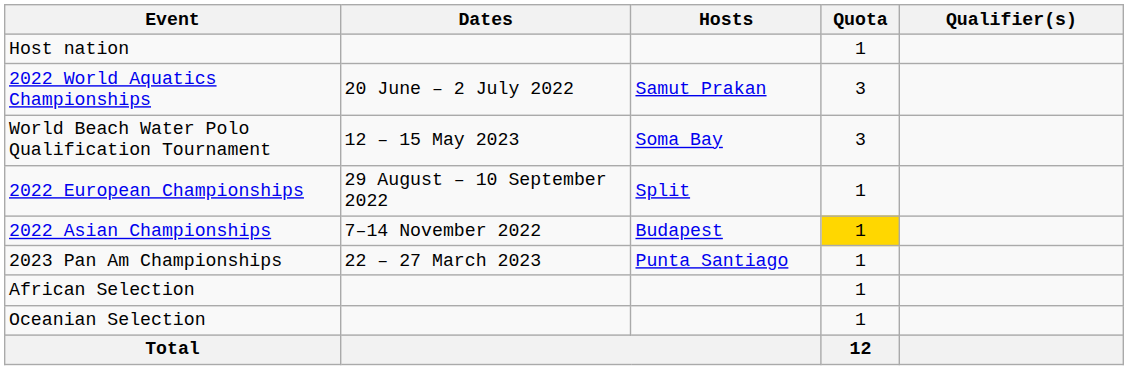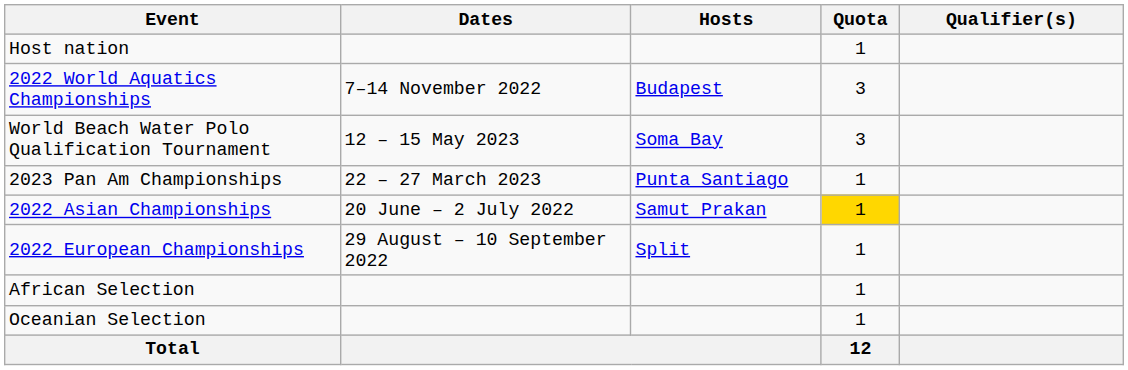(459, 89) 20 June – 2 July 2022 -> (443, 89) 7–14 November 2022
(701, 89) Samut Prakan -> (679, 89) Budapest
rows swapped: (146, 261) <-> (156, 191)
(443, 231) 7–14 November 2022 -> (459, 210) 20 June – 2 July 2022
(679, 231) Budapest -> (701, 210) Samut Prakan
